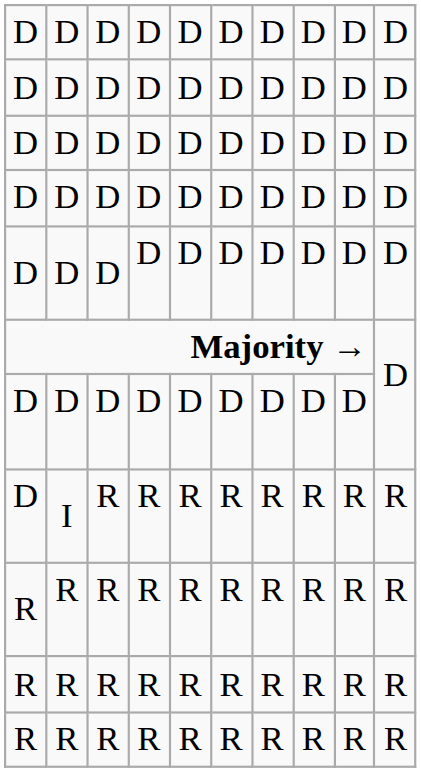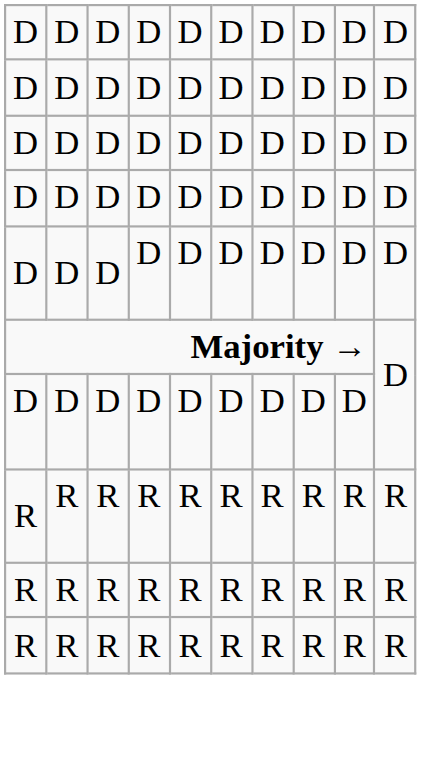- row: (26, 495)
